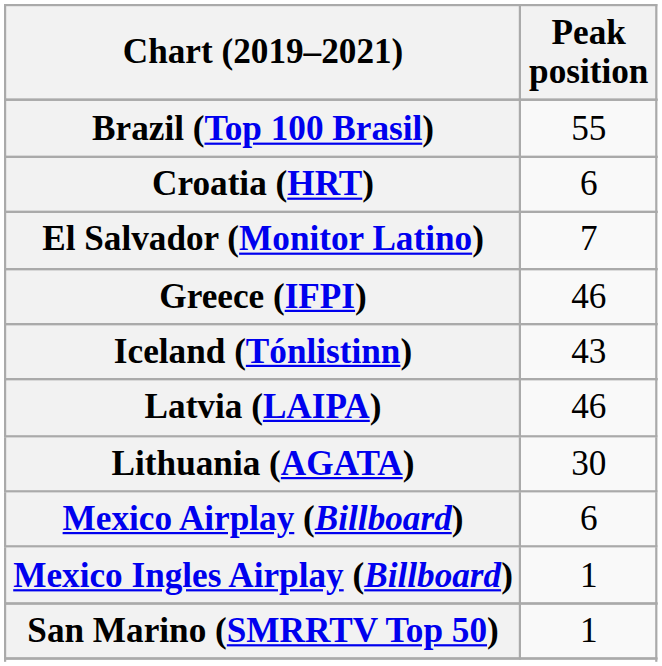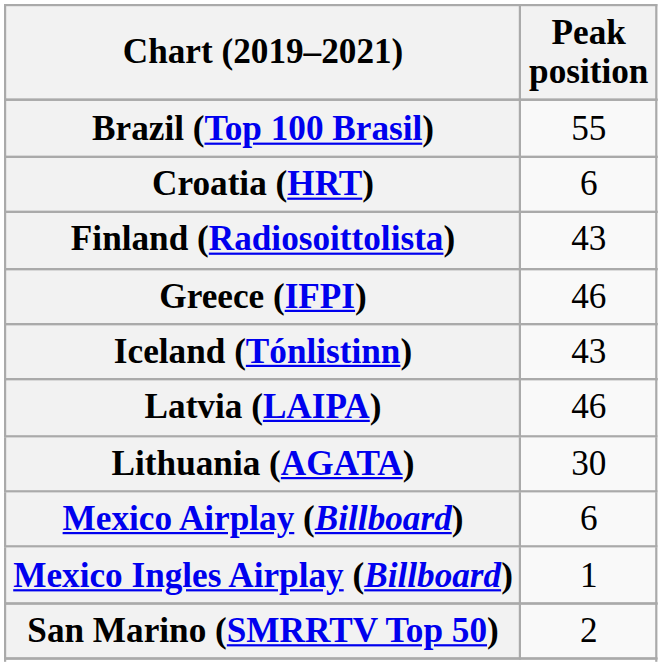- row: (263, 239)
+ row: (263, 239)
(589, 630) 1 -> (589, 630) 2
